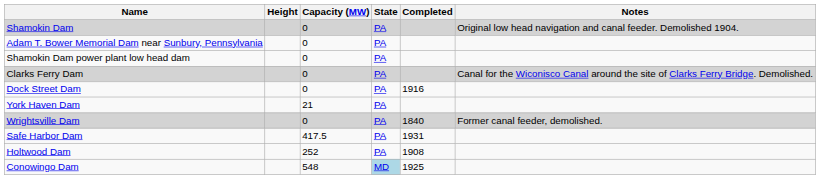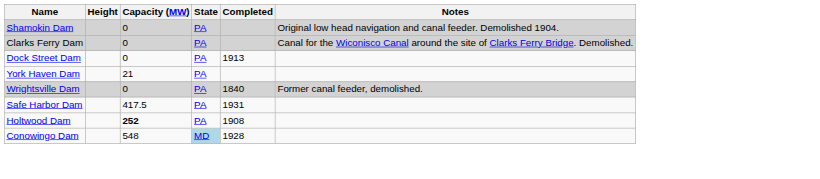- row: (135, 43)
- row: (98, 58)
(413, 89) 1916 -> (233, 58) 1913
(310, 151) normal -> (131, 120) bold
(413, 167) 1925 -> (233, 136) 1928
